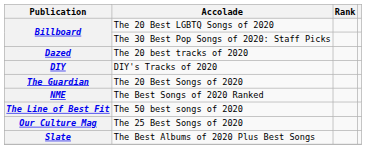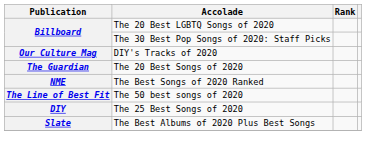- row: (181, 53)
(58, 67) DIY -> (58, 53) Our Culture Mag
(58, 123) Our Culture Mag -> (58, 109) DIY
